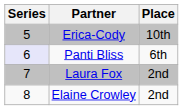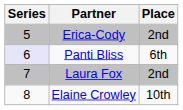(158, 34) 10th -> (158, 34) 2nd
(158, 94) 2nd -> (158, 94) 10th
